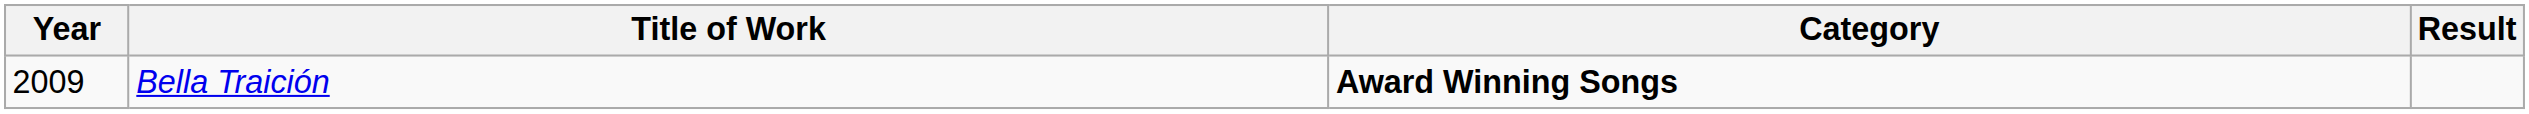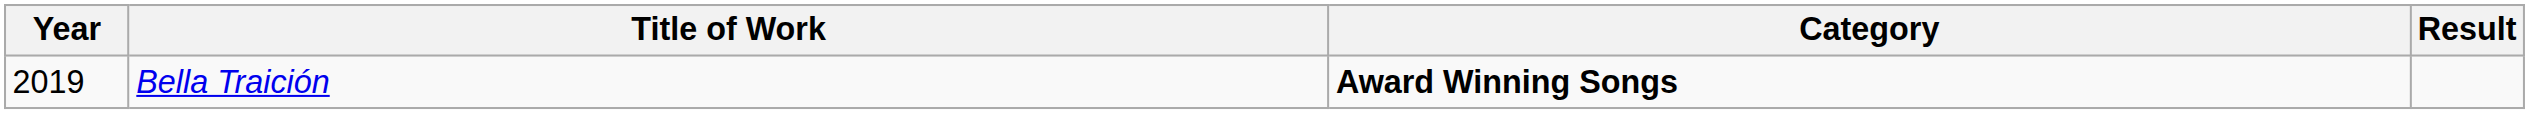(48, 81) 2009 -> (48, 81) 2019
